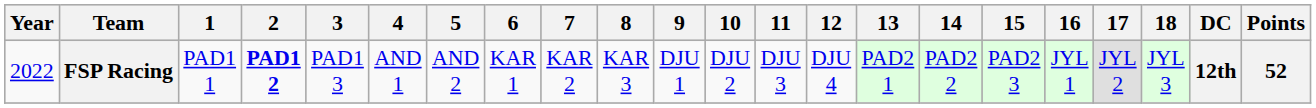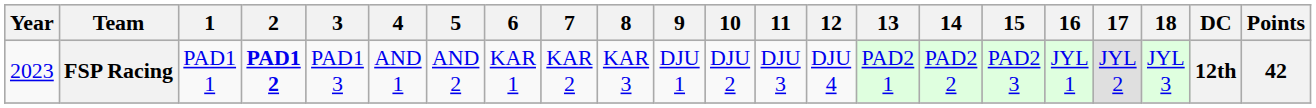(32, 71) 2022 -> (32, 71) 2023
(1276, 71) 52 -> (1276, 71) 42
